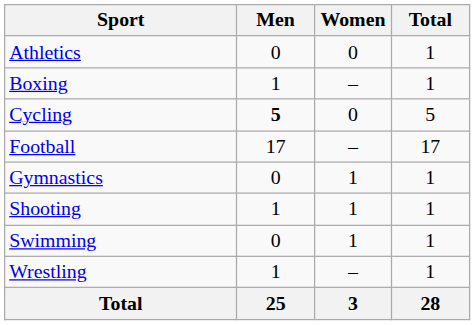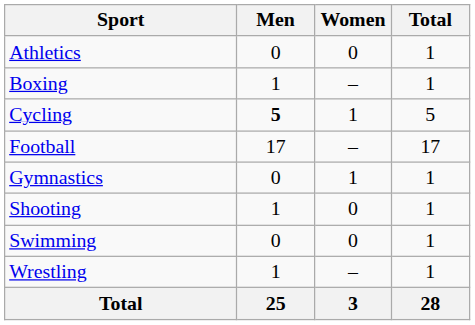(353, 114) 0 -> (353, 114) 1
(353, 209) 1 -> (353, 209) 0
(353, 240) 1 -> (353, 240) 0
